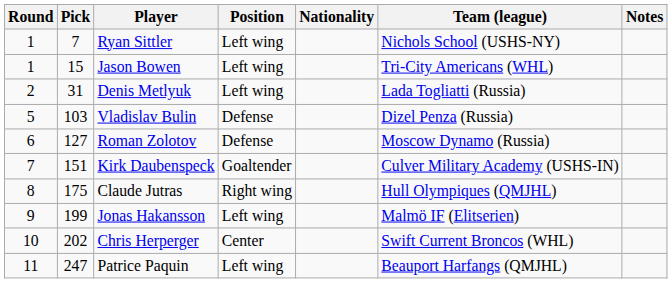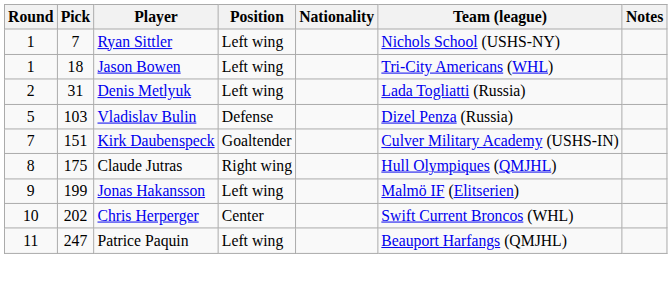(75, 66) 15 -> (75, 66) 18
- row: (147, 141)
